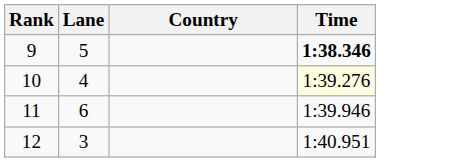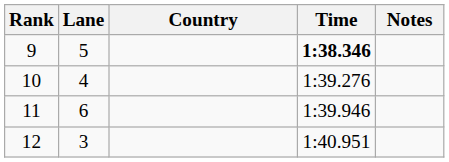+ column: (410, 19)
(336, 80) lightyellow background -> (336, 80) no background
